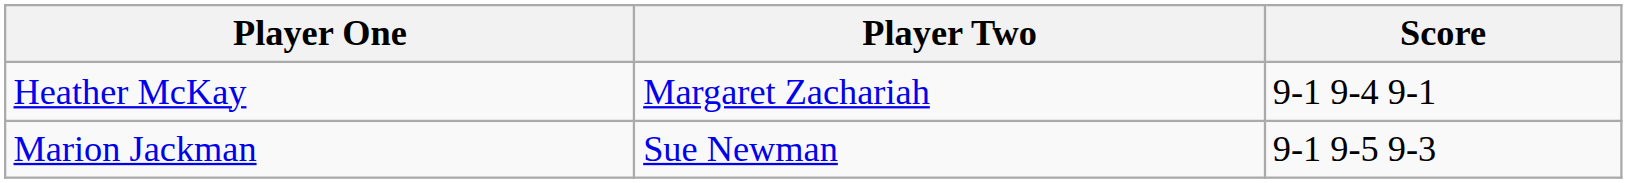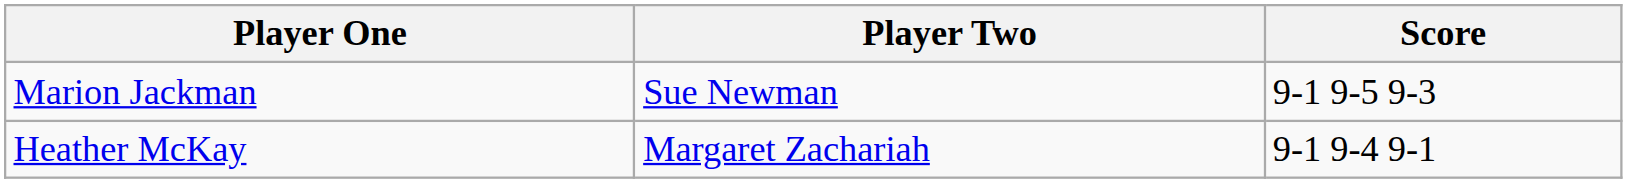rows swapped: (130, 90) <-> (135, 148)
